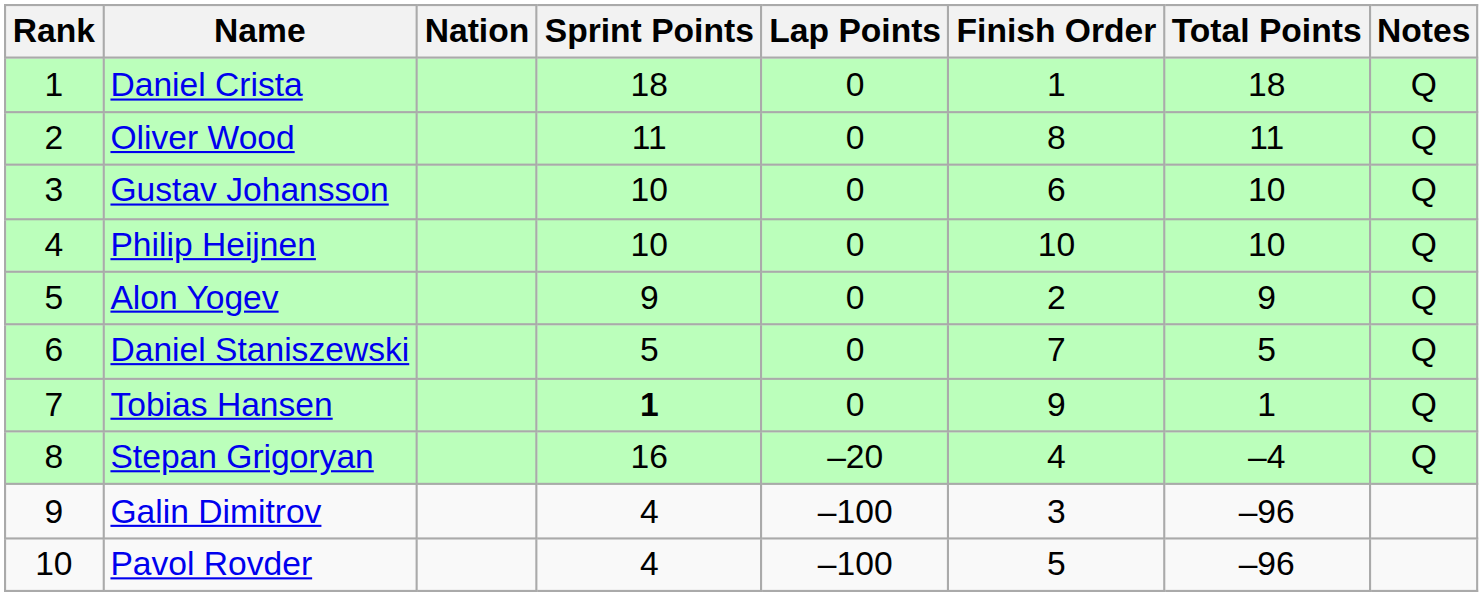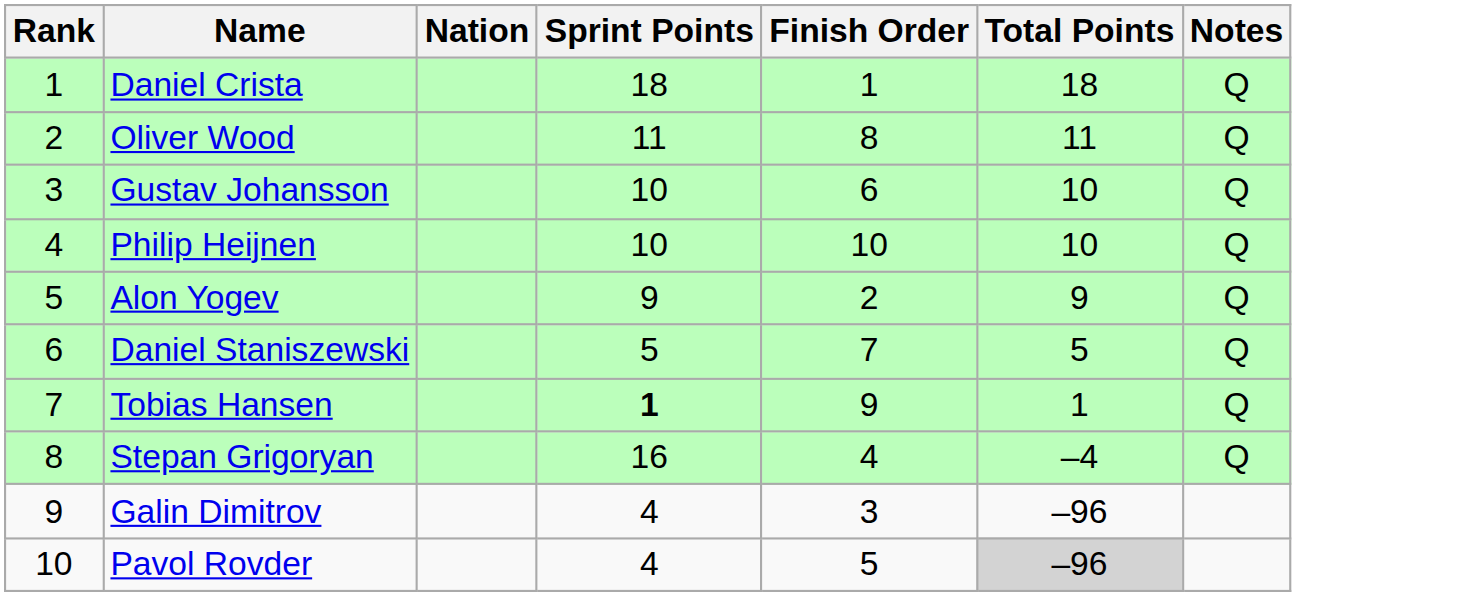- column: (855, 31)
(1267, 564) no background -> (1079, 564) lightgrey background
